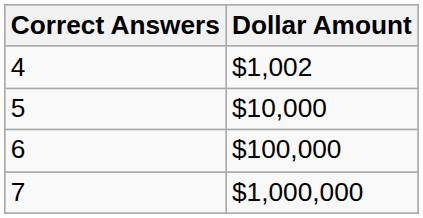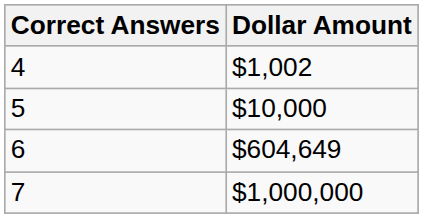(287, 150) $100,000 -> (287, 150) $604,649
